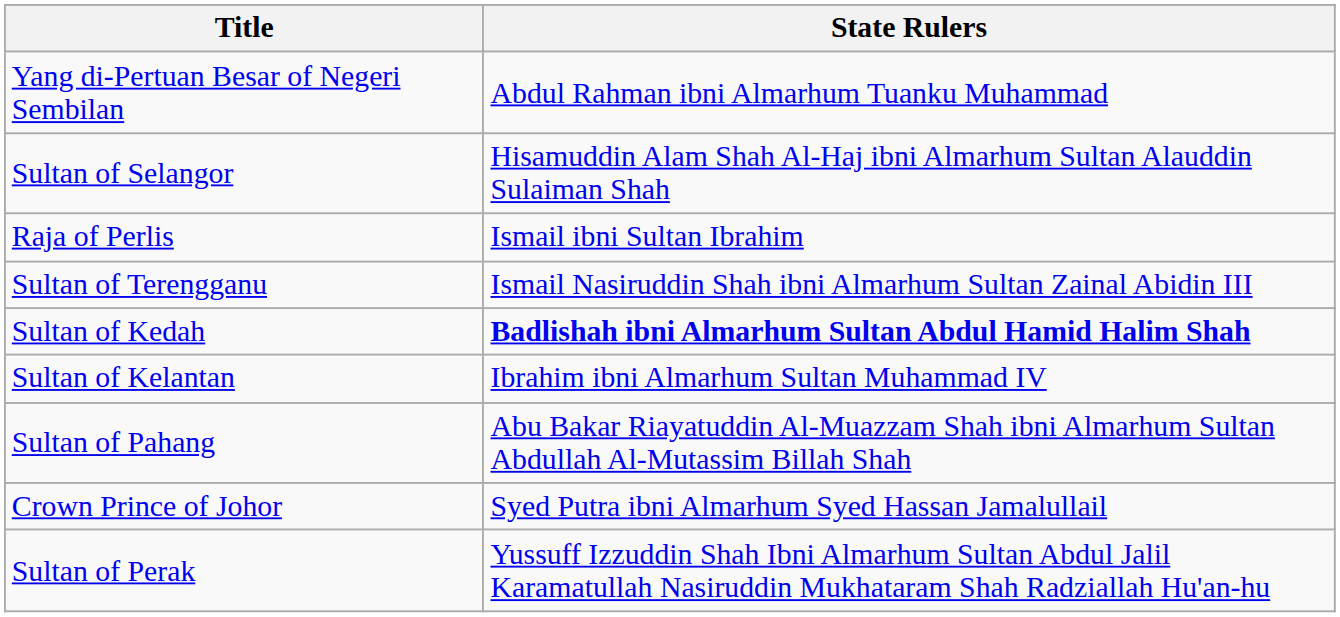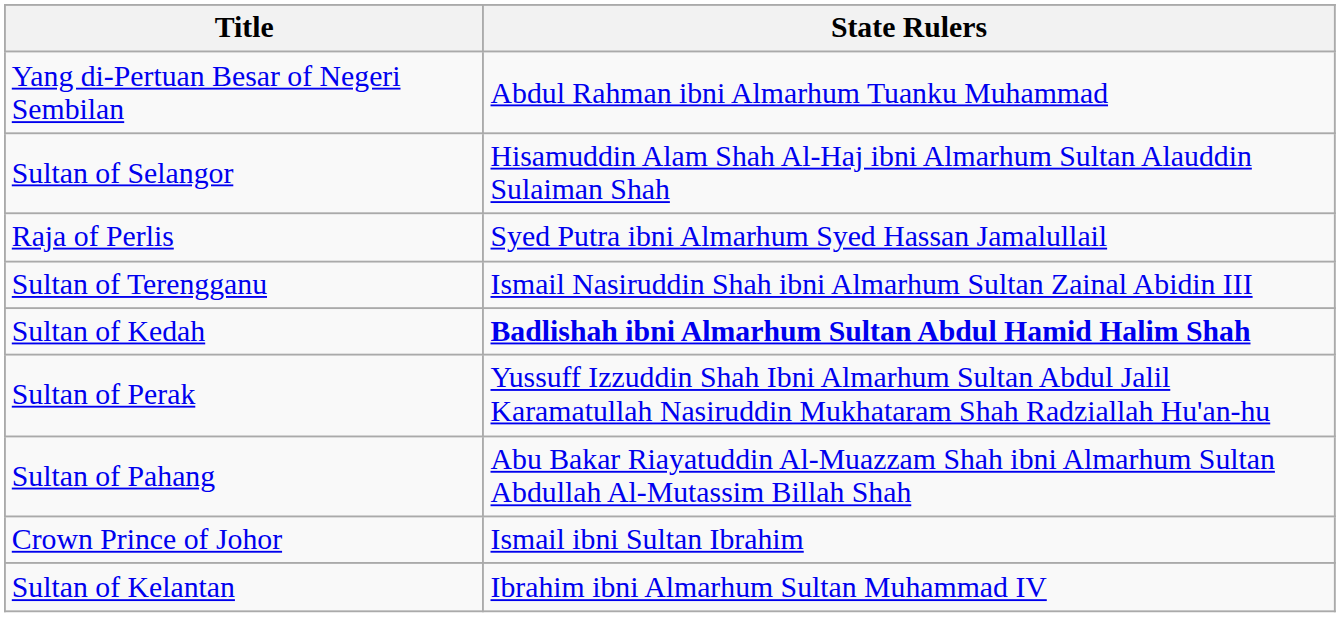(647, 236) Ismail ibni Sultan Ibrahim -> (799, 236) Syed Putra ibni Almarhum Syed Hassan Jamalullail
rows swapped: (123, 378) <-> (104, 570)
(799, 506) Syed Putra ibni Almarhum Syed Hassan Jamalullail -> (647, 539) Ismail ibni Sultan Ibrahim
